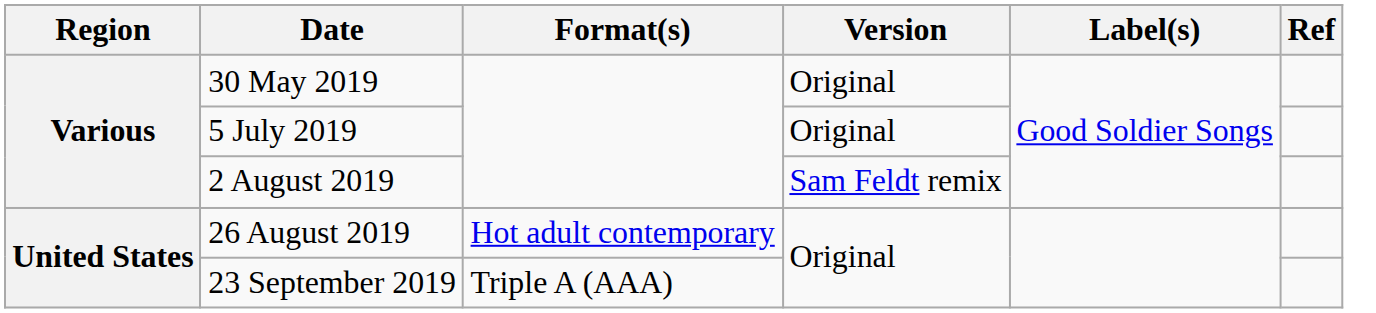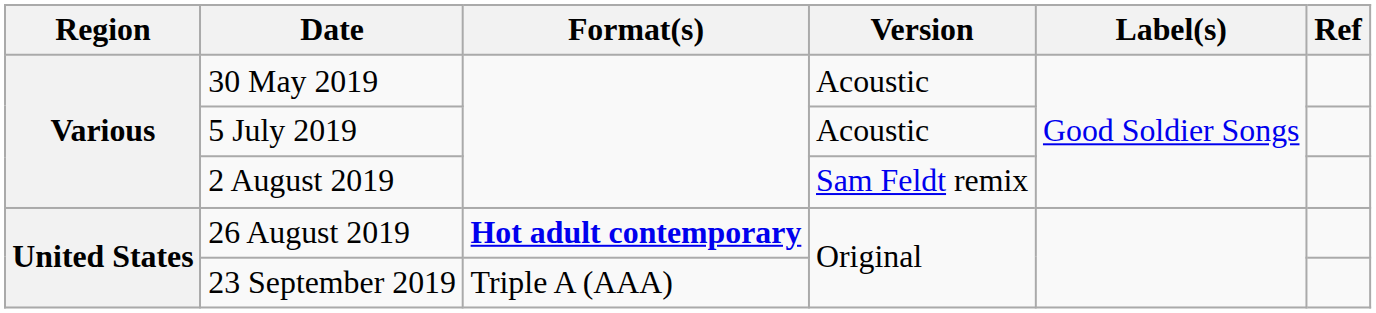(842, 80) Original -> (873, 80) Acoustic
(842, 130) Original -> (873, 130) Acoustic
(623, 231) normal -> (636, 231) bold
